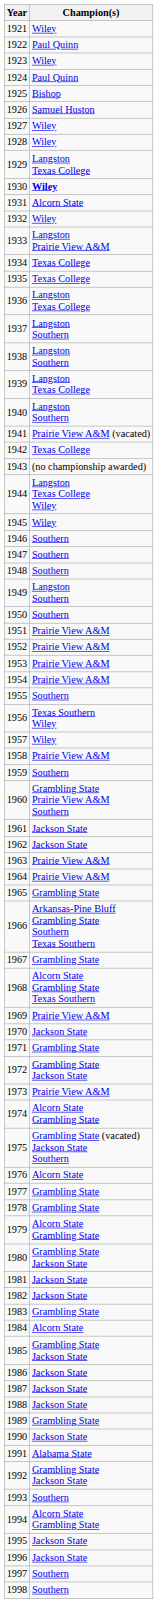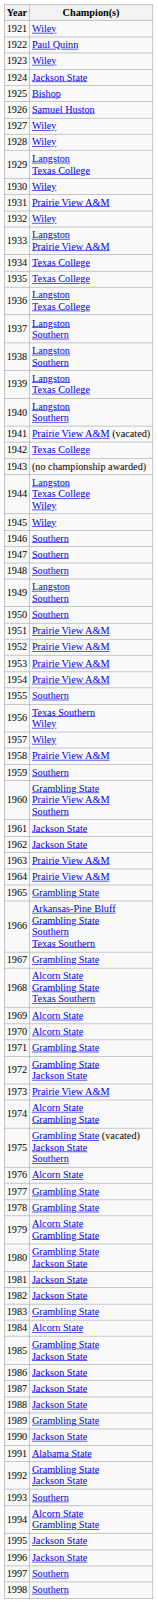(55, 77) Paul Quinn -> (60, 77) Jackson State
(45, 186) bold -> (44, 186) normal
(58, 202) Alcorn State -> (71, 202) Prairie View A&M
(71, 1015) Prairie View A&M -> (58, 1015) Alcorn State
(60, 1031) Jackson State -> (58, 1031) Alcorn State
